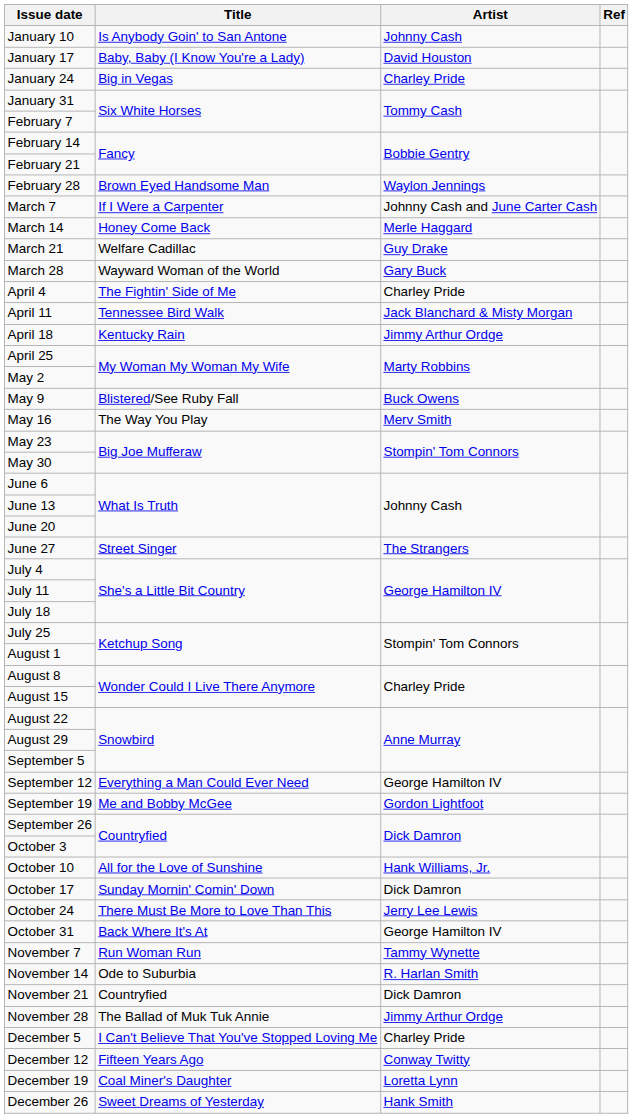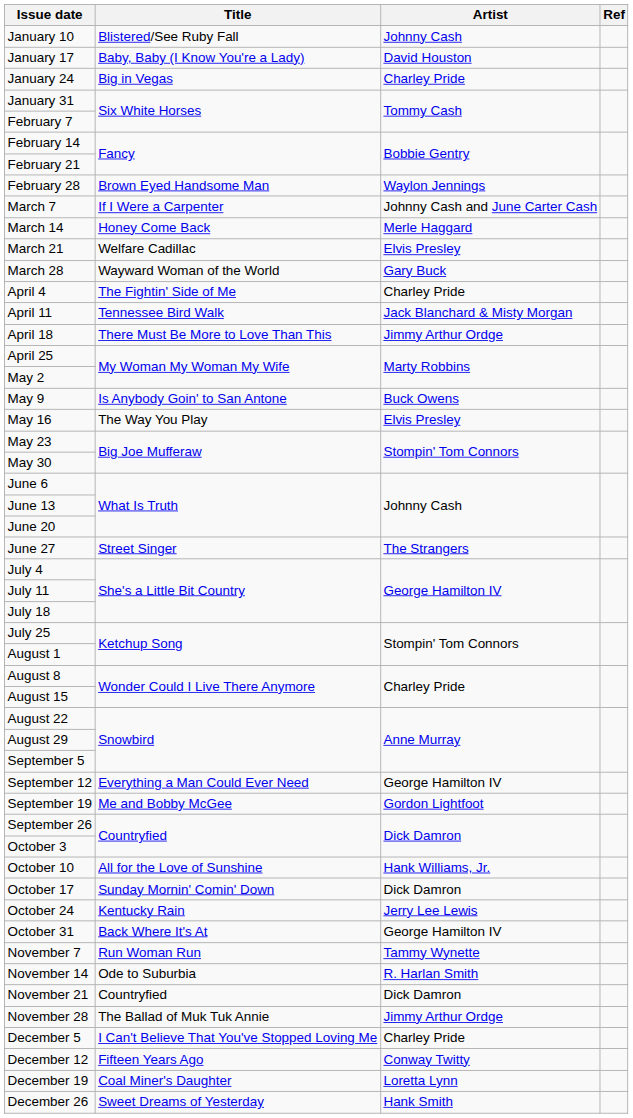(192, 36) Is Anybody Goin' to San Antone -> (168, 36) Blistered/See Ruby Fall
(416, 249) Guy Drake -> (422, 249) Elvis Presley
(141, 334) Kentucky Rain -> (215, 334) There Must Be More to Love Than This
(168, 398) Blistered/See Ruby Fall -> (192, 398) Is Anybody Goin' to San Antone
(417, 420) Merv Smith -> (422, 420) Elvis Presley
(215, 910) There Must Be More to Love Than This -> (141, 910) Kentucky Rain
